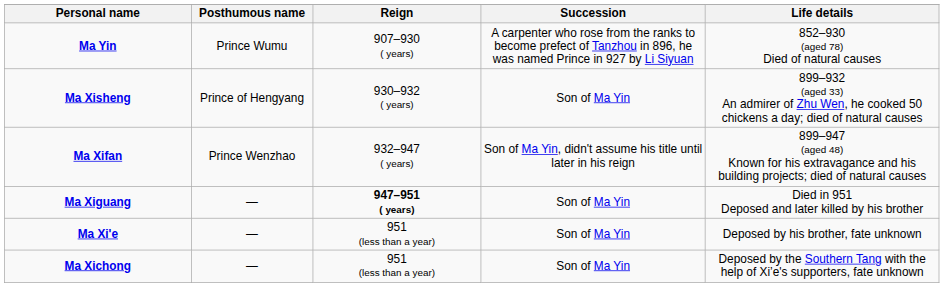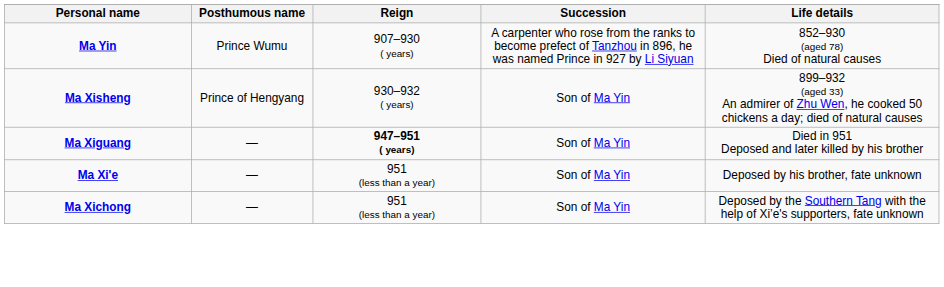- row: (98, 156)
